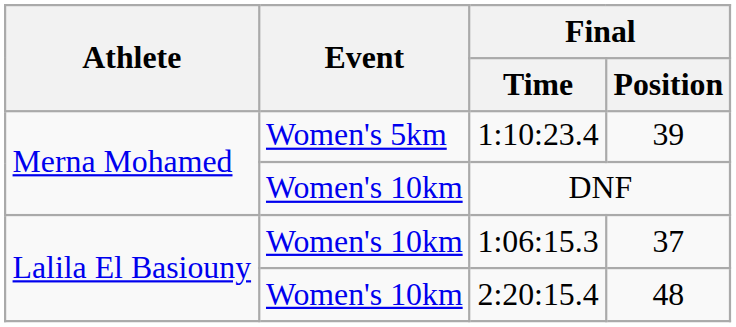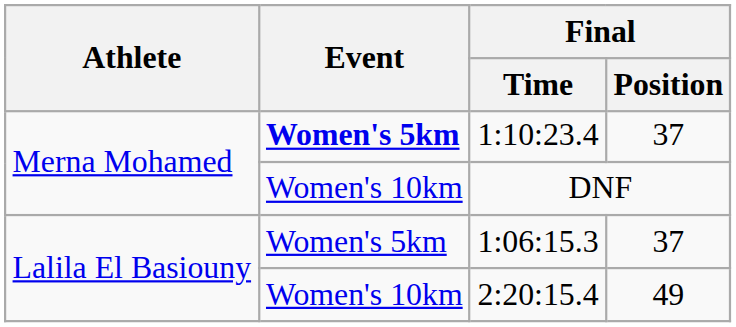(356, 136) normal -> (363, 136) bold
(668, 136) 39 -> (668, 136) 37
(364, 241) Women's 10km -> (356, 241) Women's 5km
(668, 293) 48 -> (668, 293) 49
